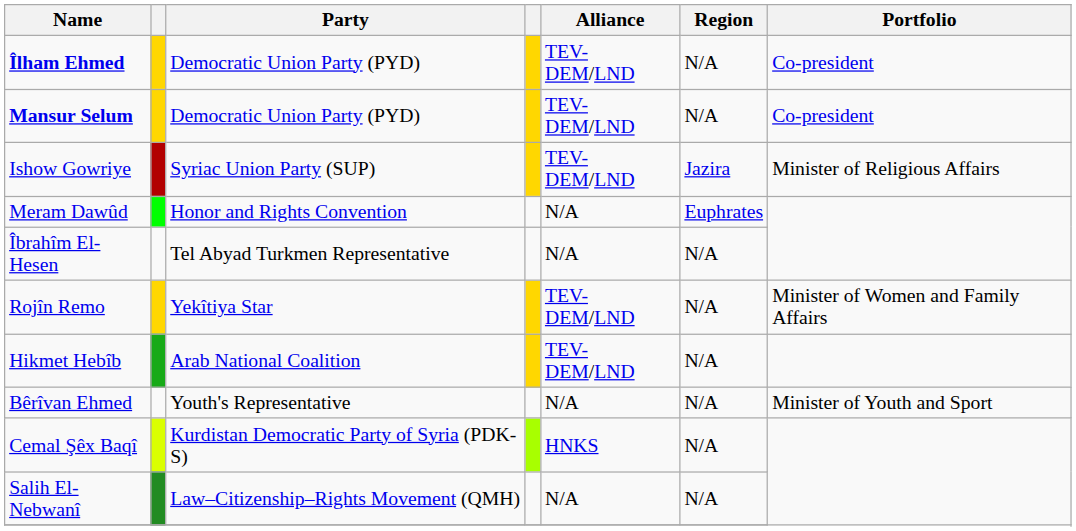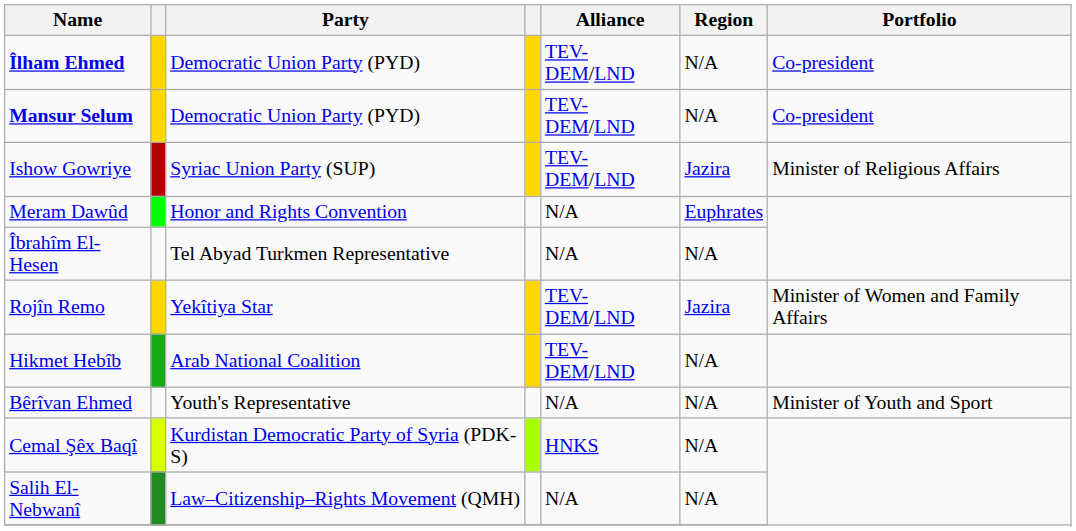(701, 307) N/A -> (707, 307) Jazira
